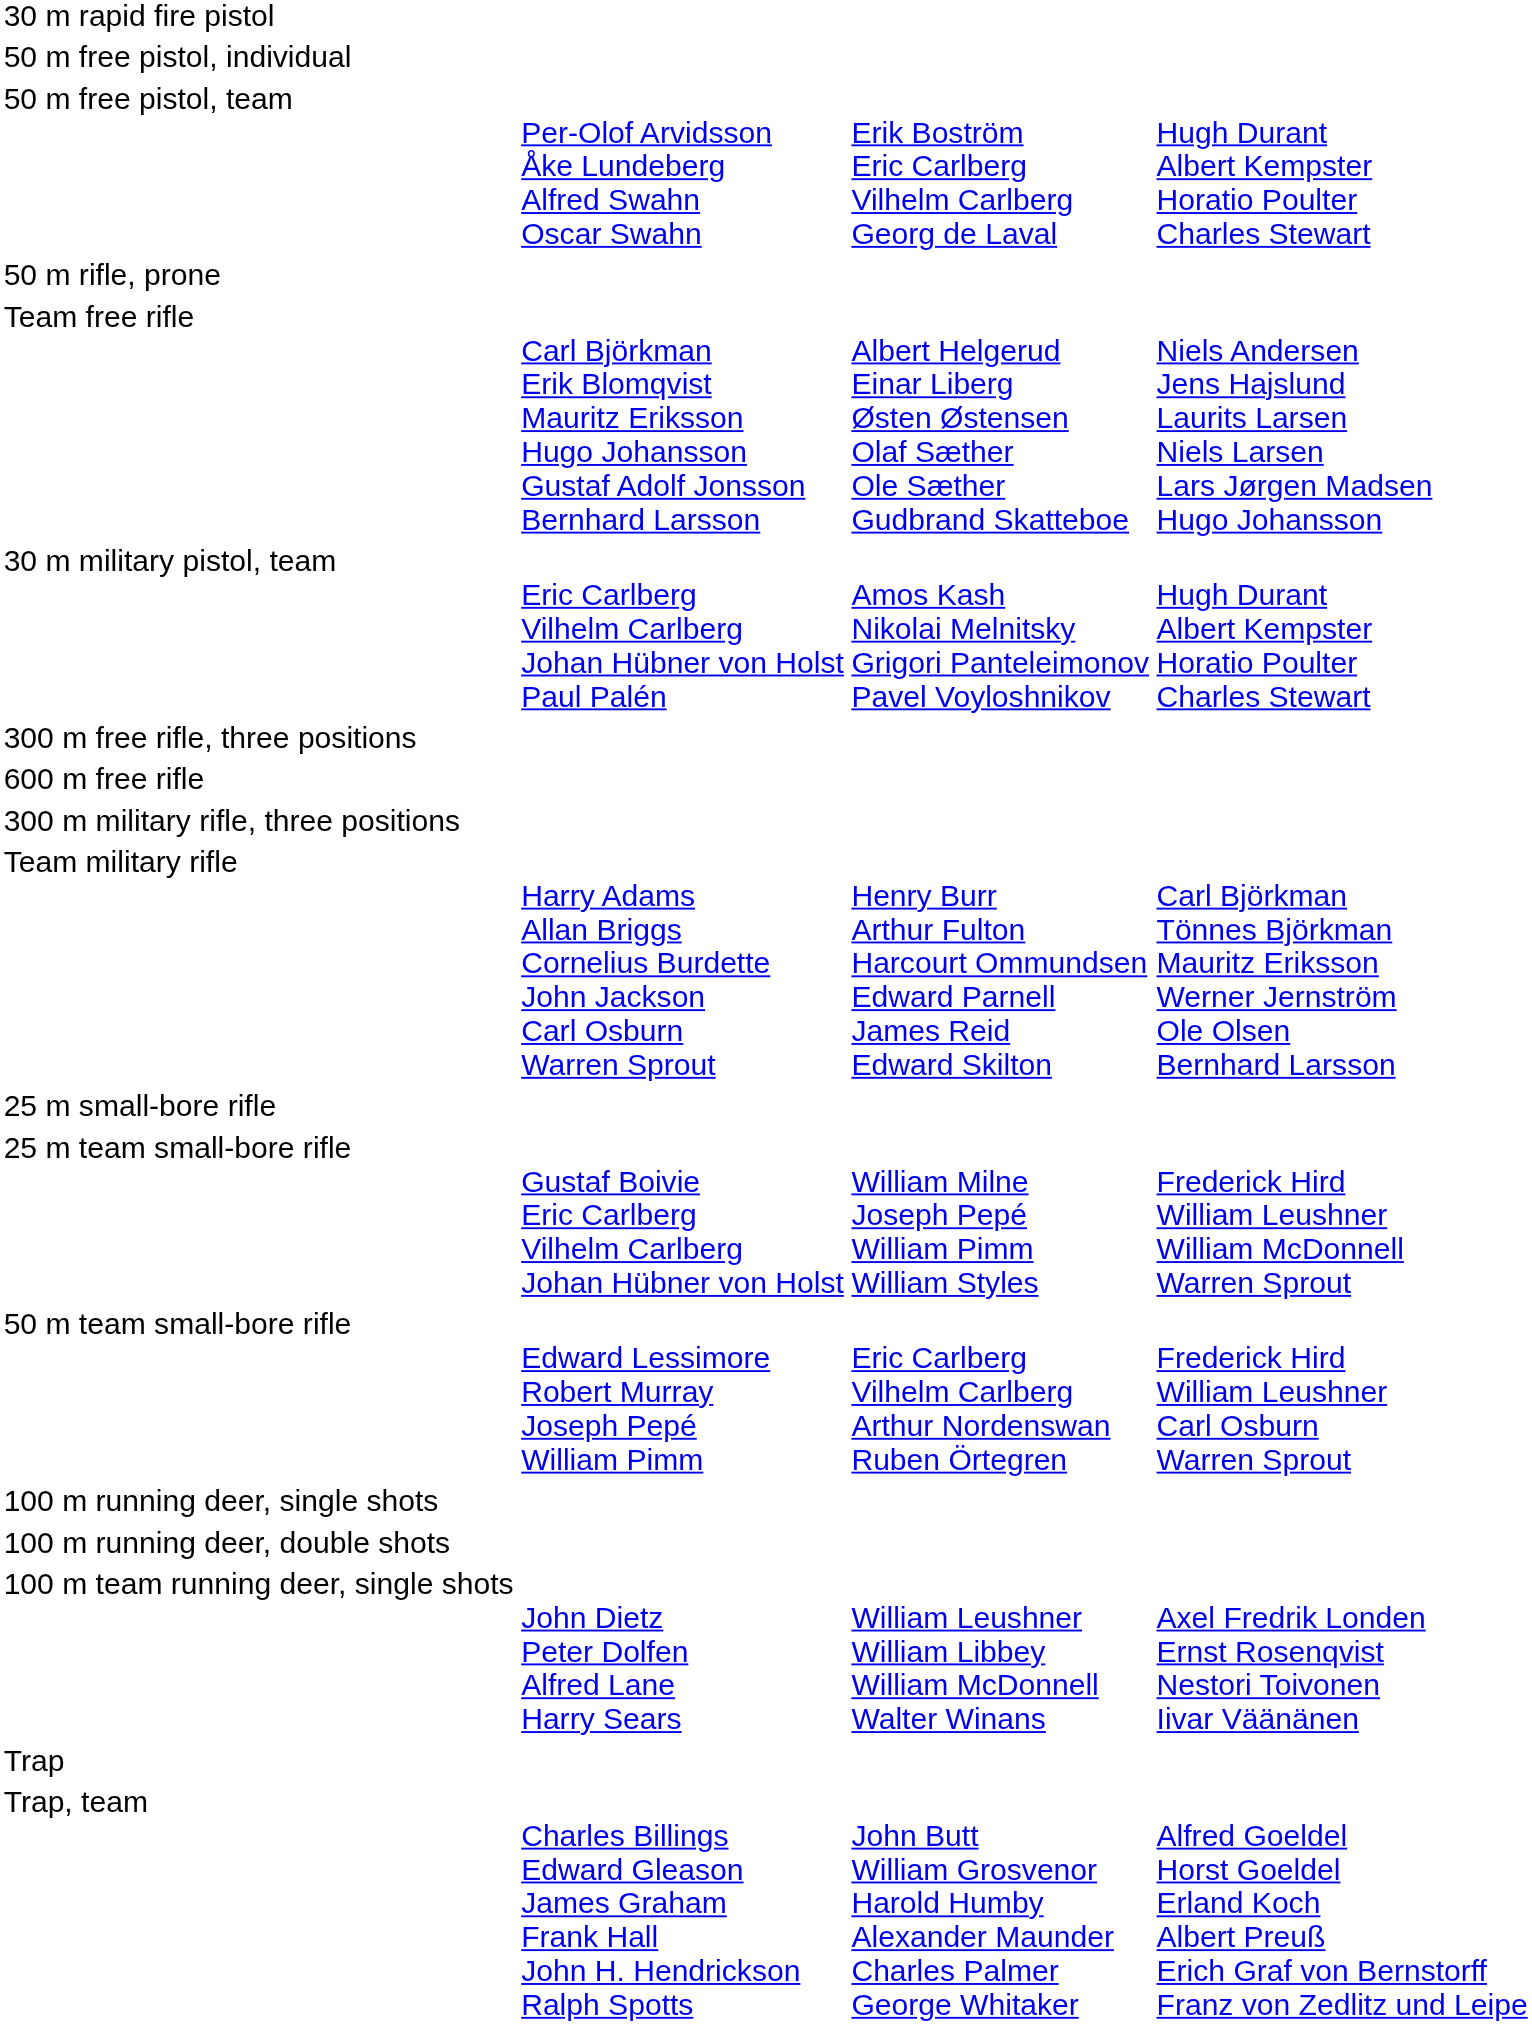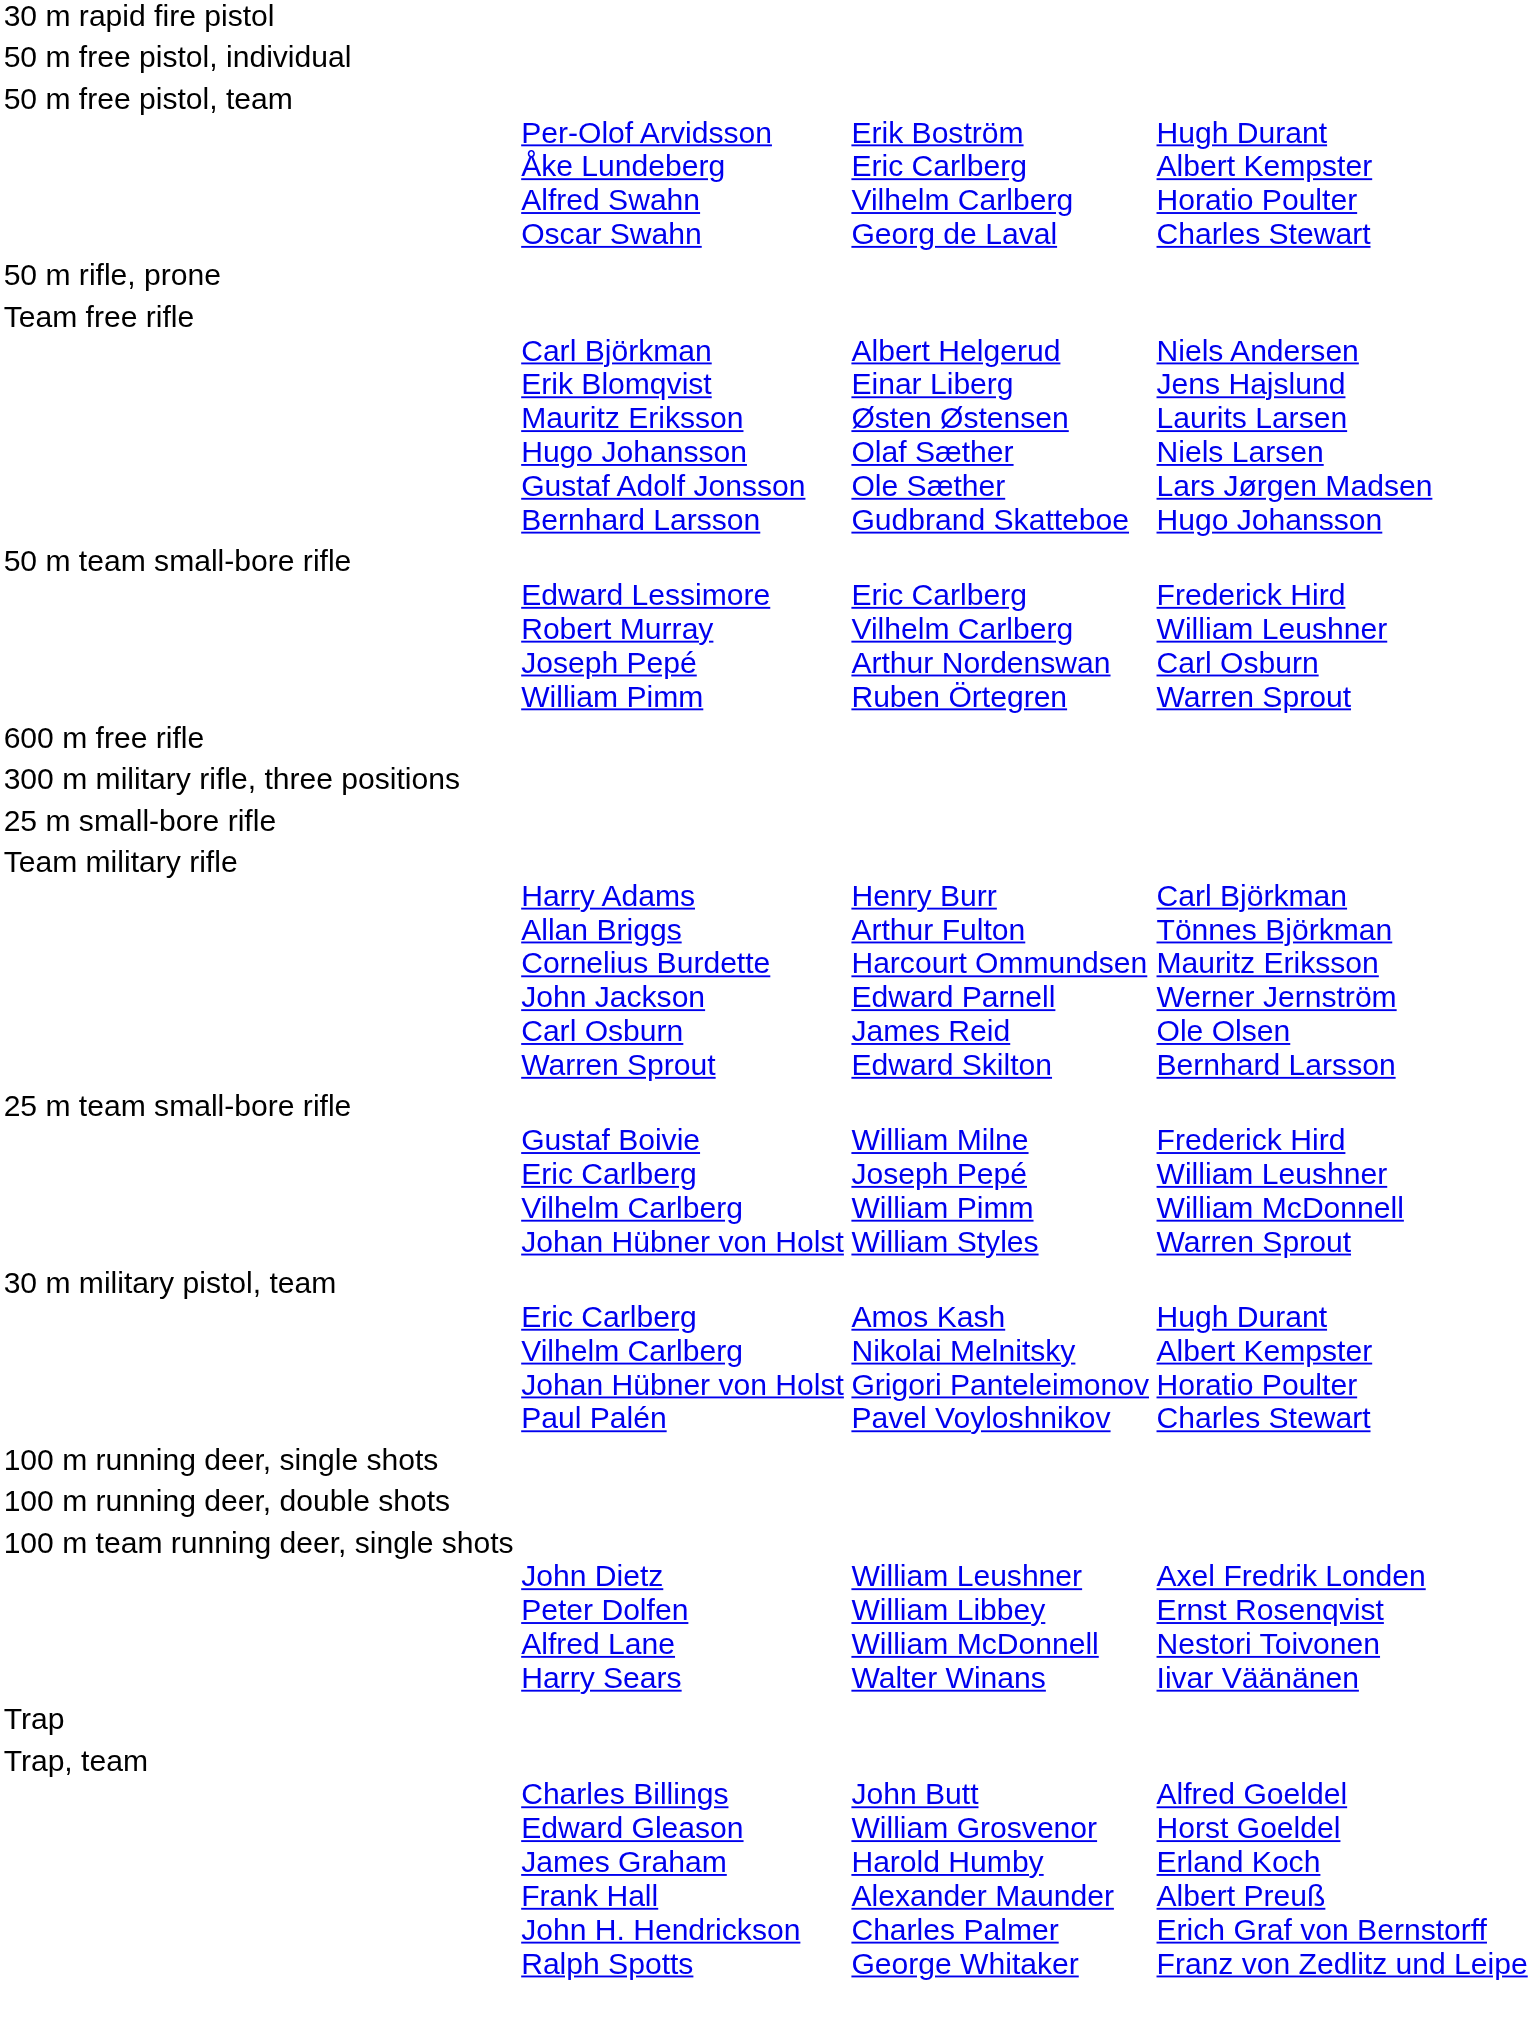rows swapped: (170, 561) <-> (177, 1324)
- row: (210, 738)
rows swapped: (121, 862) <-> (140, 1106)
